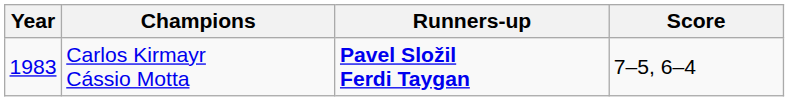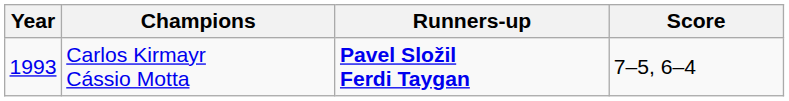(33, 66) 1983 -> (33, 66) 1993
